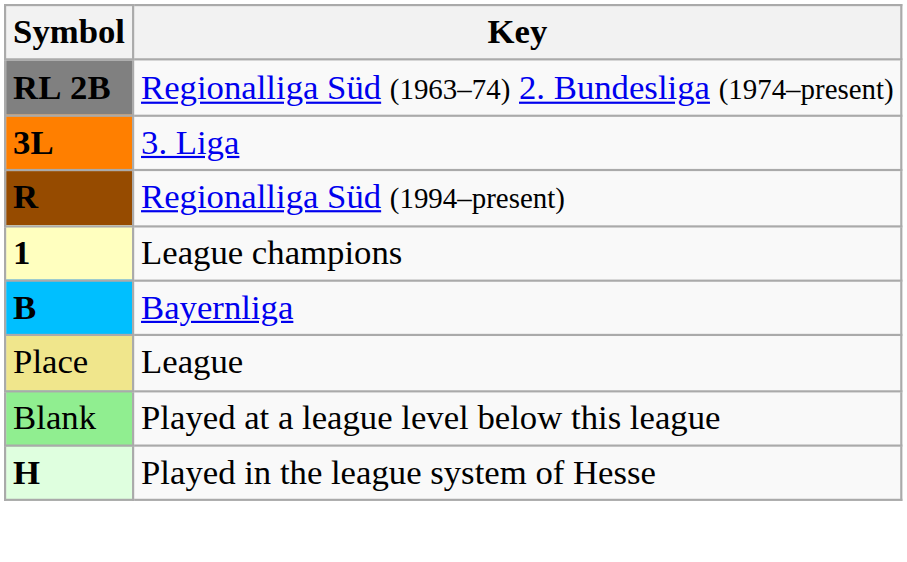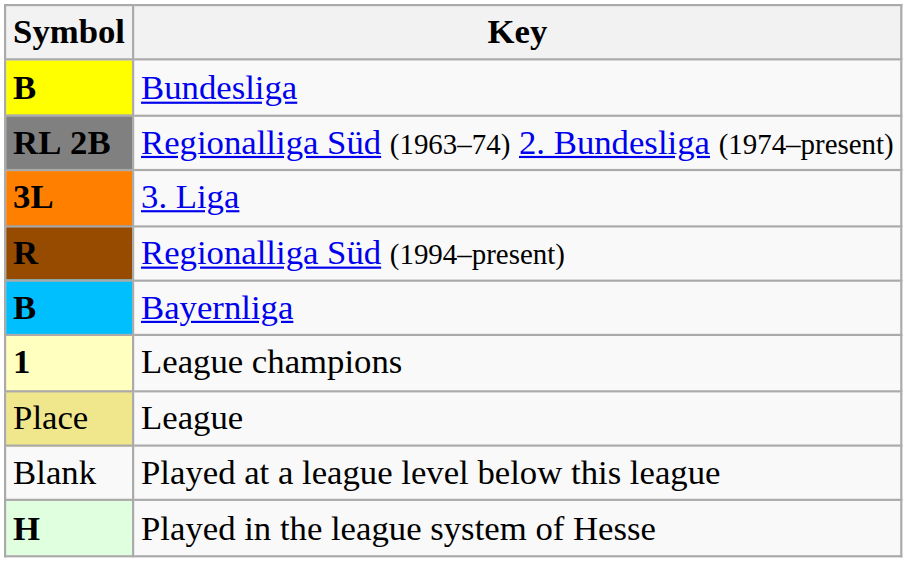+ row: (219, 87)
rows swapped: (217, 307) <-> (272, 252)
(55, 417) lightgreen background -> (55, 472) no background
